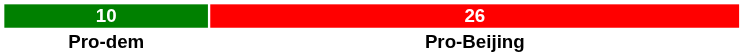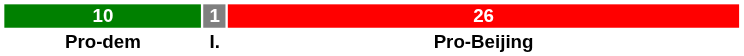+ column: (215, 15)
